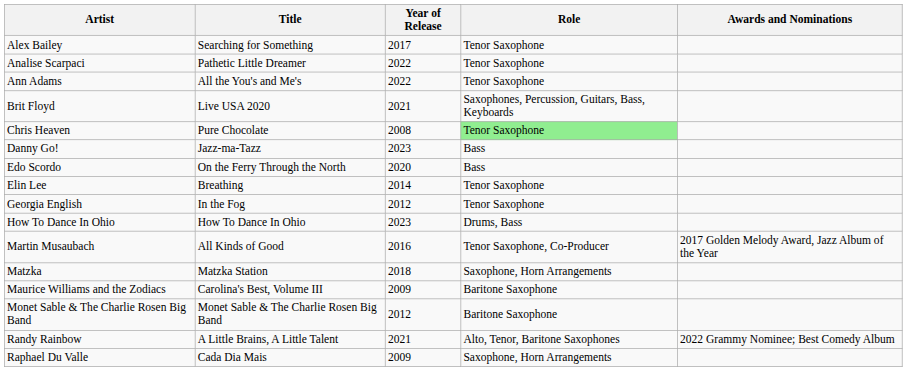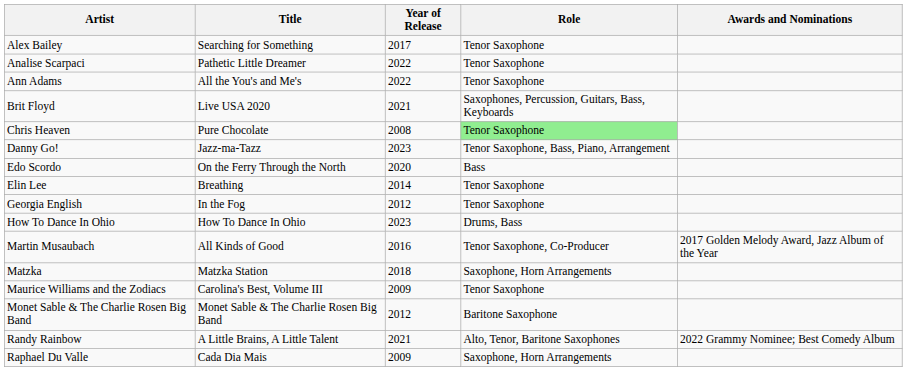(474, 149) Bass -> (567, 149) Tenor Saxophone, Bass, Piano, Arrangement
(510, 290) Baritone Saxophone -> (504, 290) Tenor Saxophone
